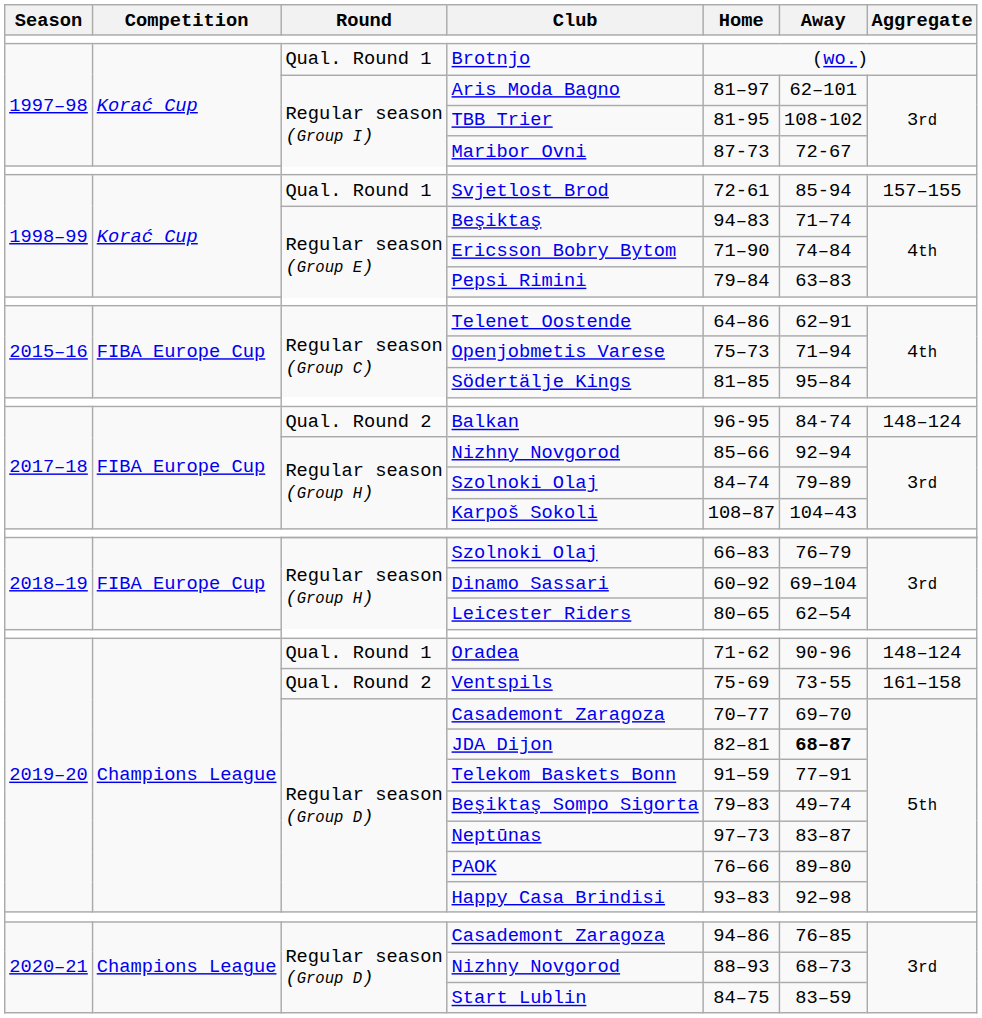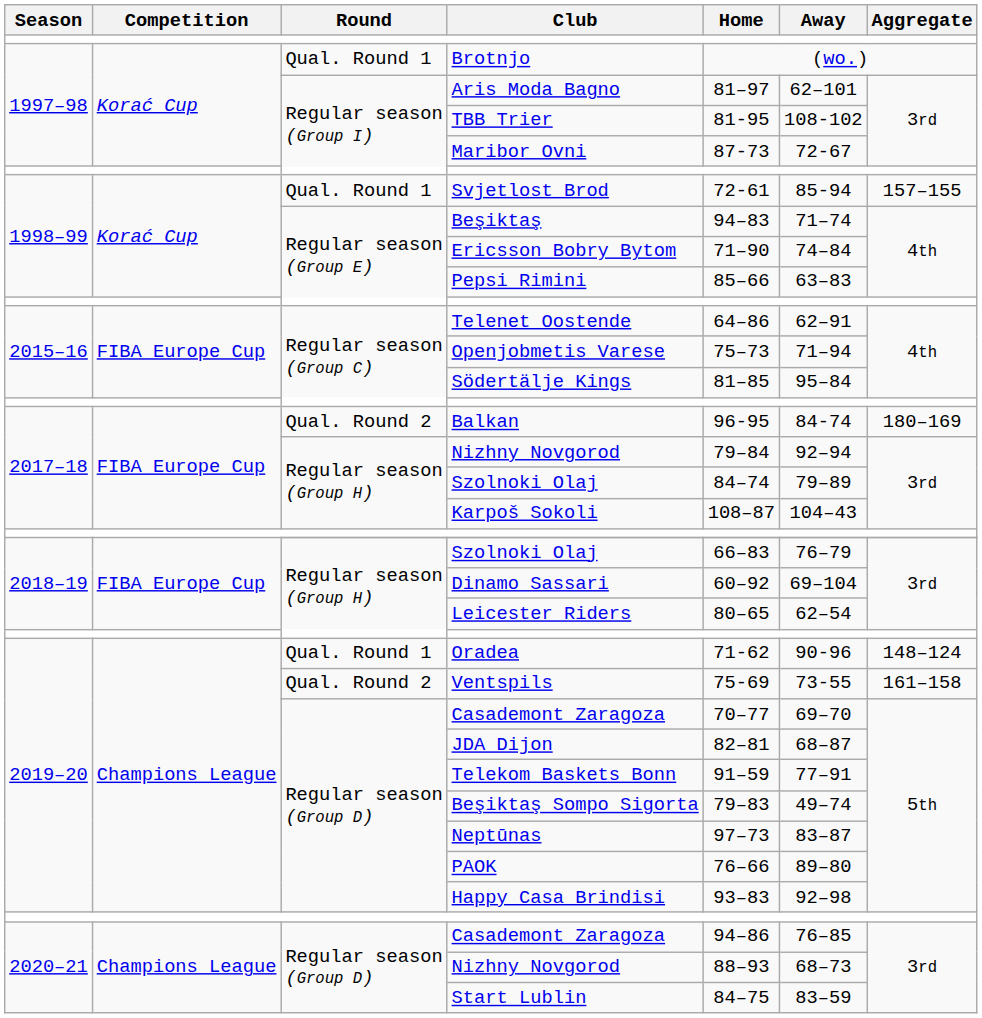(741, 282) 79–84 -> (741, 282) 85–66
(922, 422) 148–124 -> (922, 422) 180–169
(741, 452) 85–66 -> (741, 452) 79–84
(823, 745) bold -> (823, 745) normal
